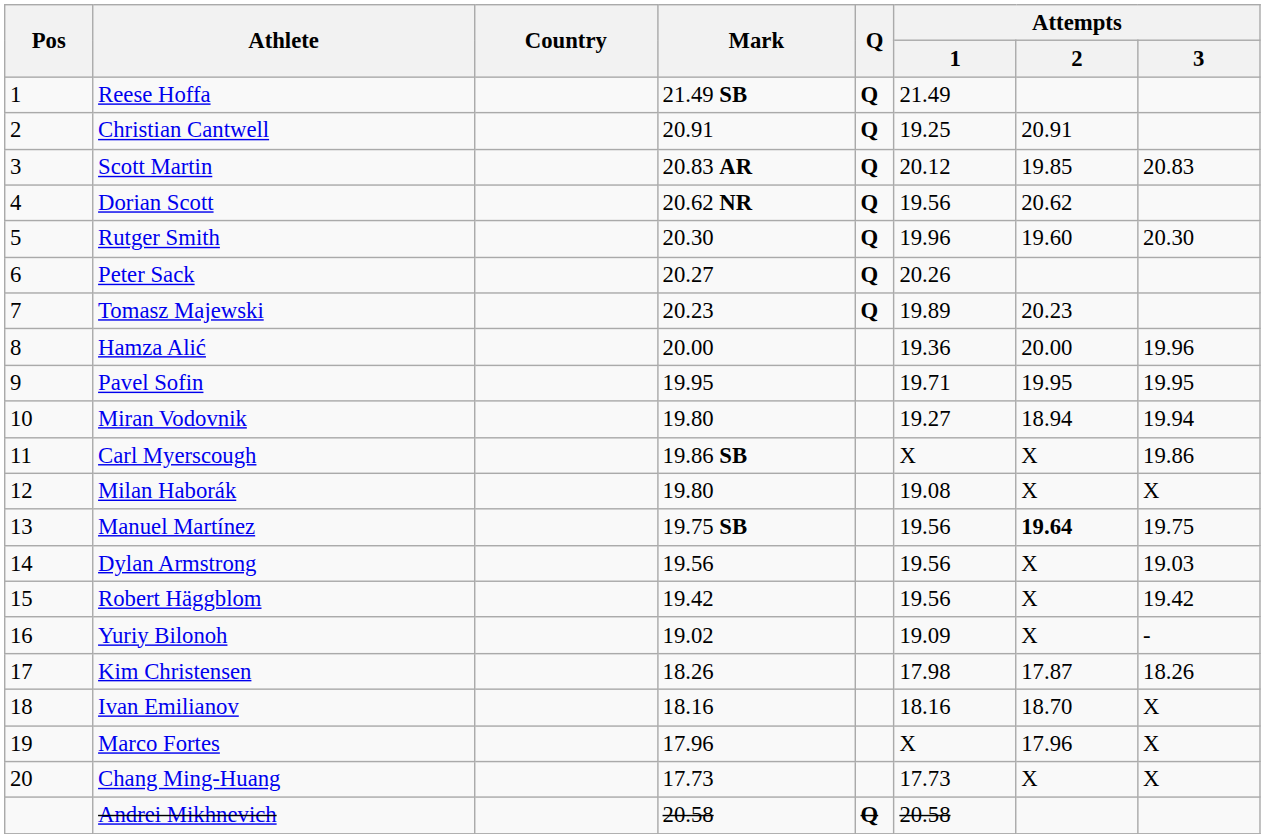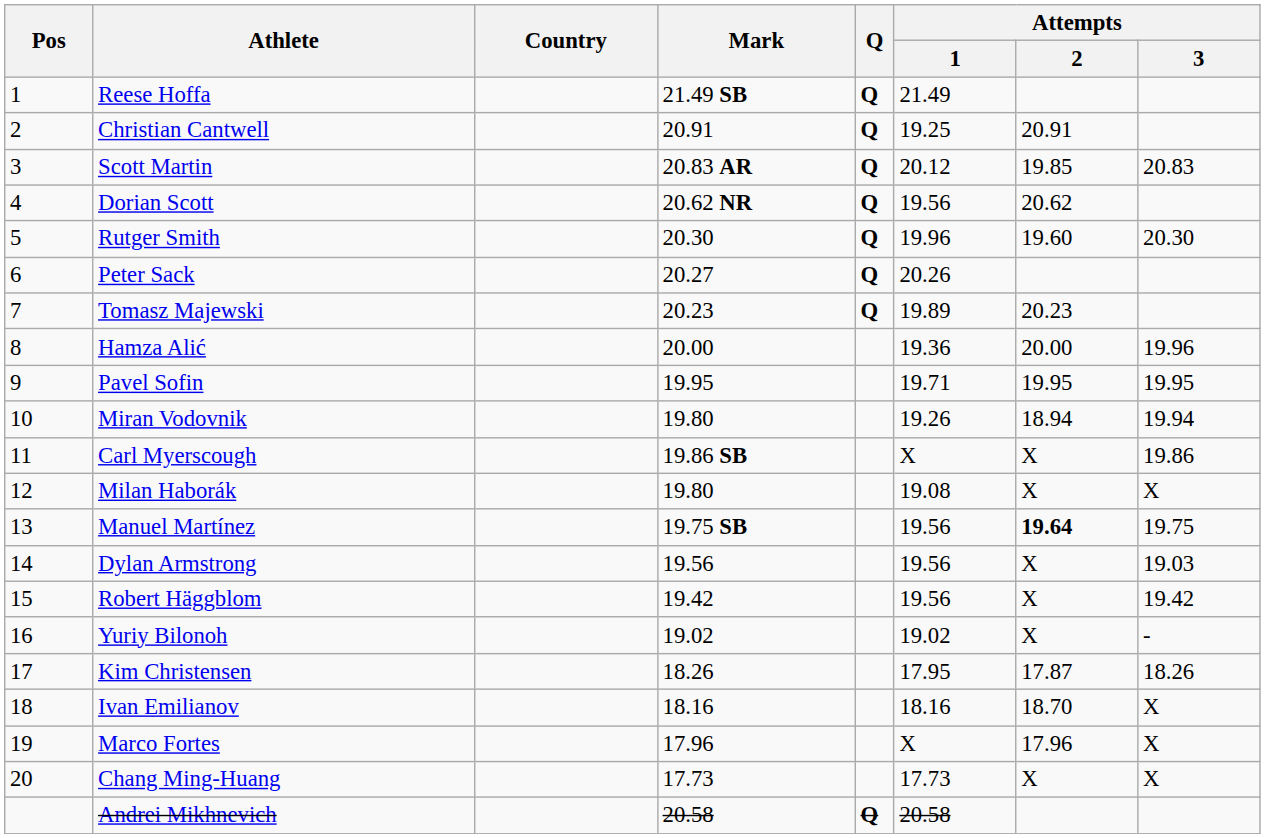(925, 418) 19.27 -> (925, 418) 19.26
(925, 635) 19.09 -> (925, 635) 19.02
(925, 671) 17.98 -> (925, 671) 17.95
